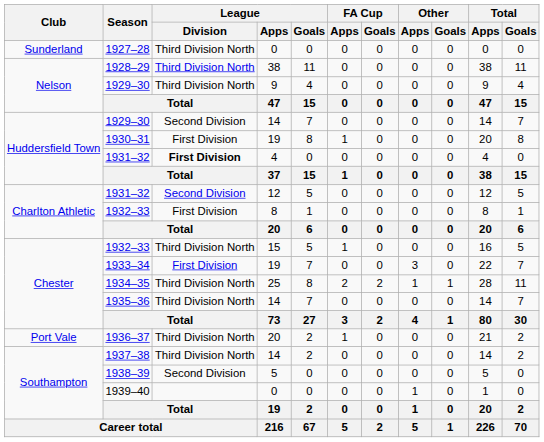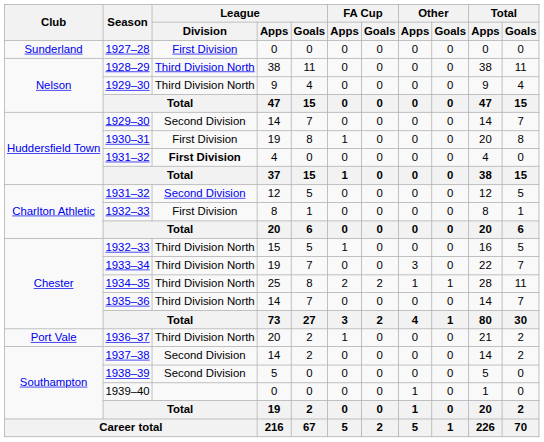(205, 49) Third Division North -> (205, 49) First Division
(205, 265) First Division -> (205, 265) Third Division North
(205, 355) Third Division North -> (205, 355) Second Division
